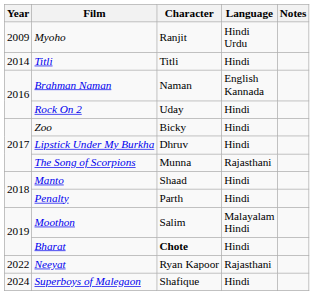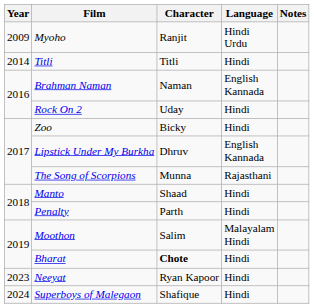(237, 145) Hindi -> (244, 151) English Kannada
(18, 264) 2022 -> (18, 276) 2023
(248, 264) Rajasthani -> (237, 276) Hindi
